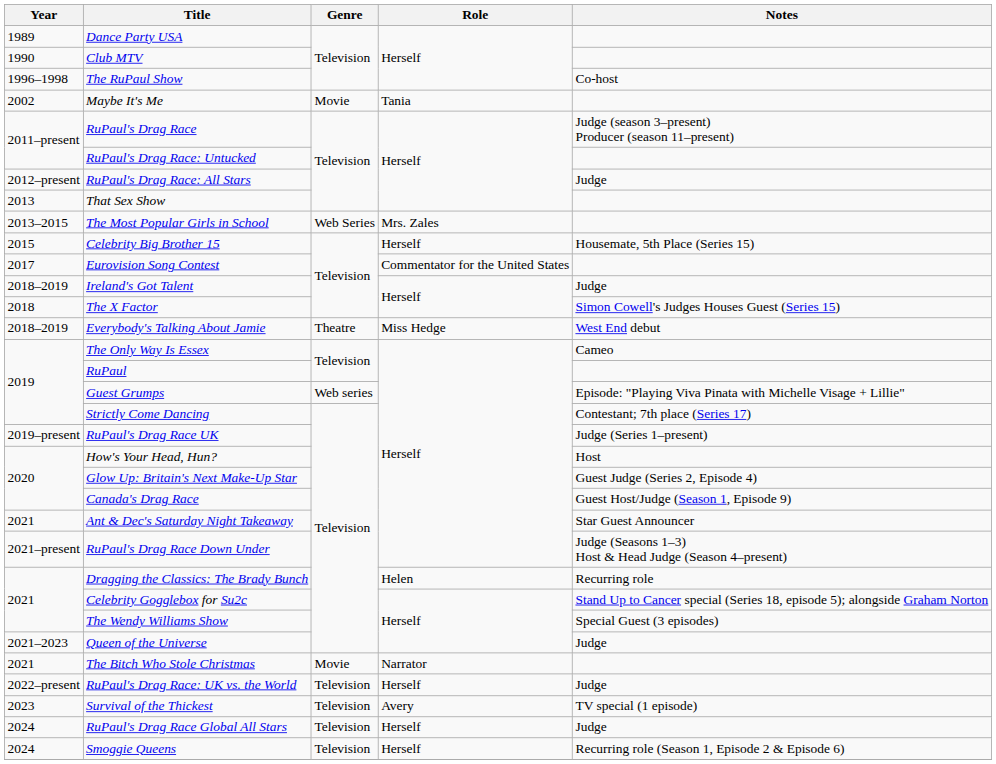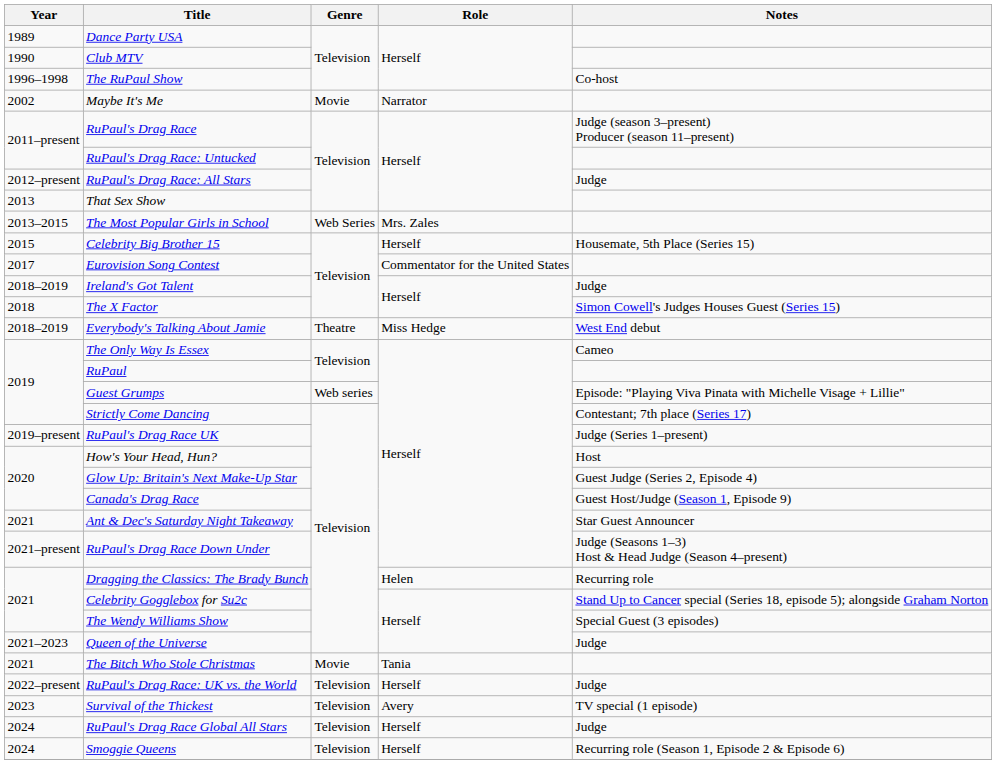(396, 100) Tania -> (404, 100) Narrator
(404, 663) Narrator -> (396, 663) Tania
